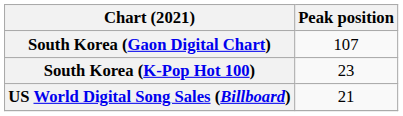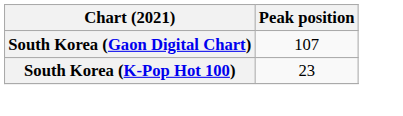- row: (149, 96)
